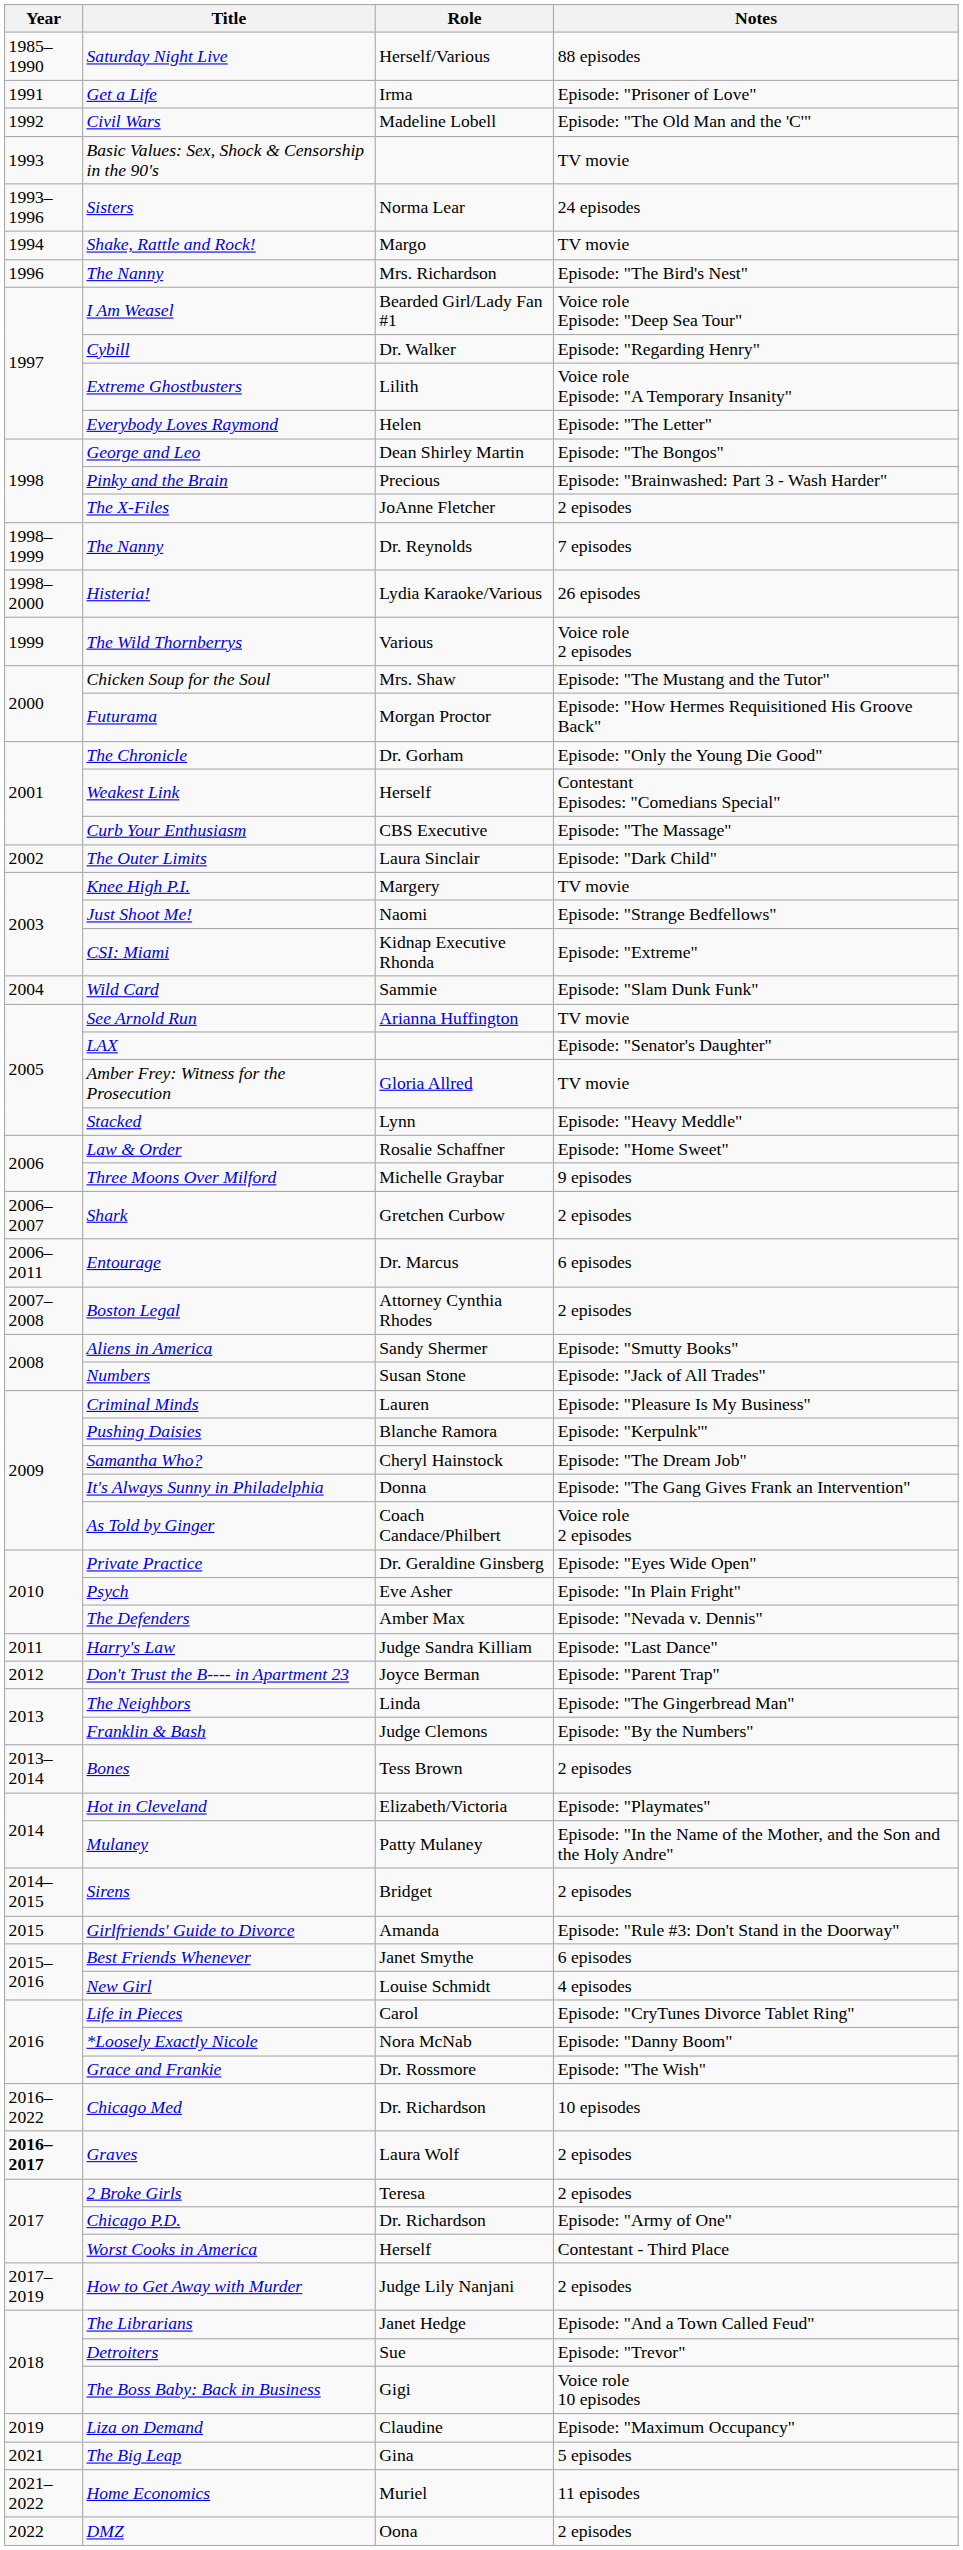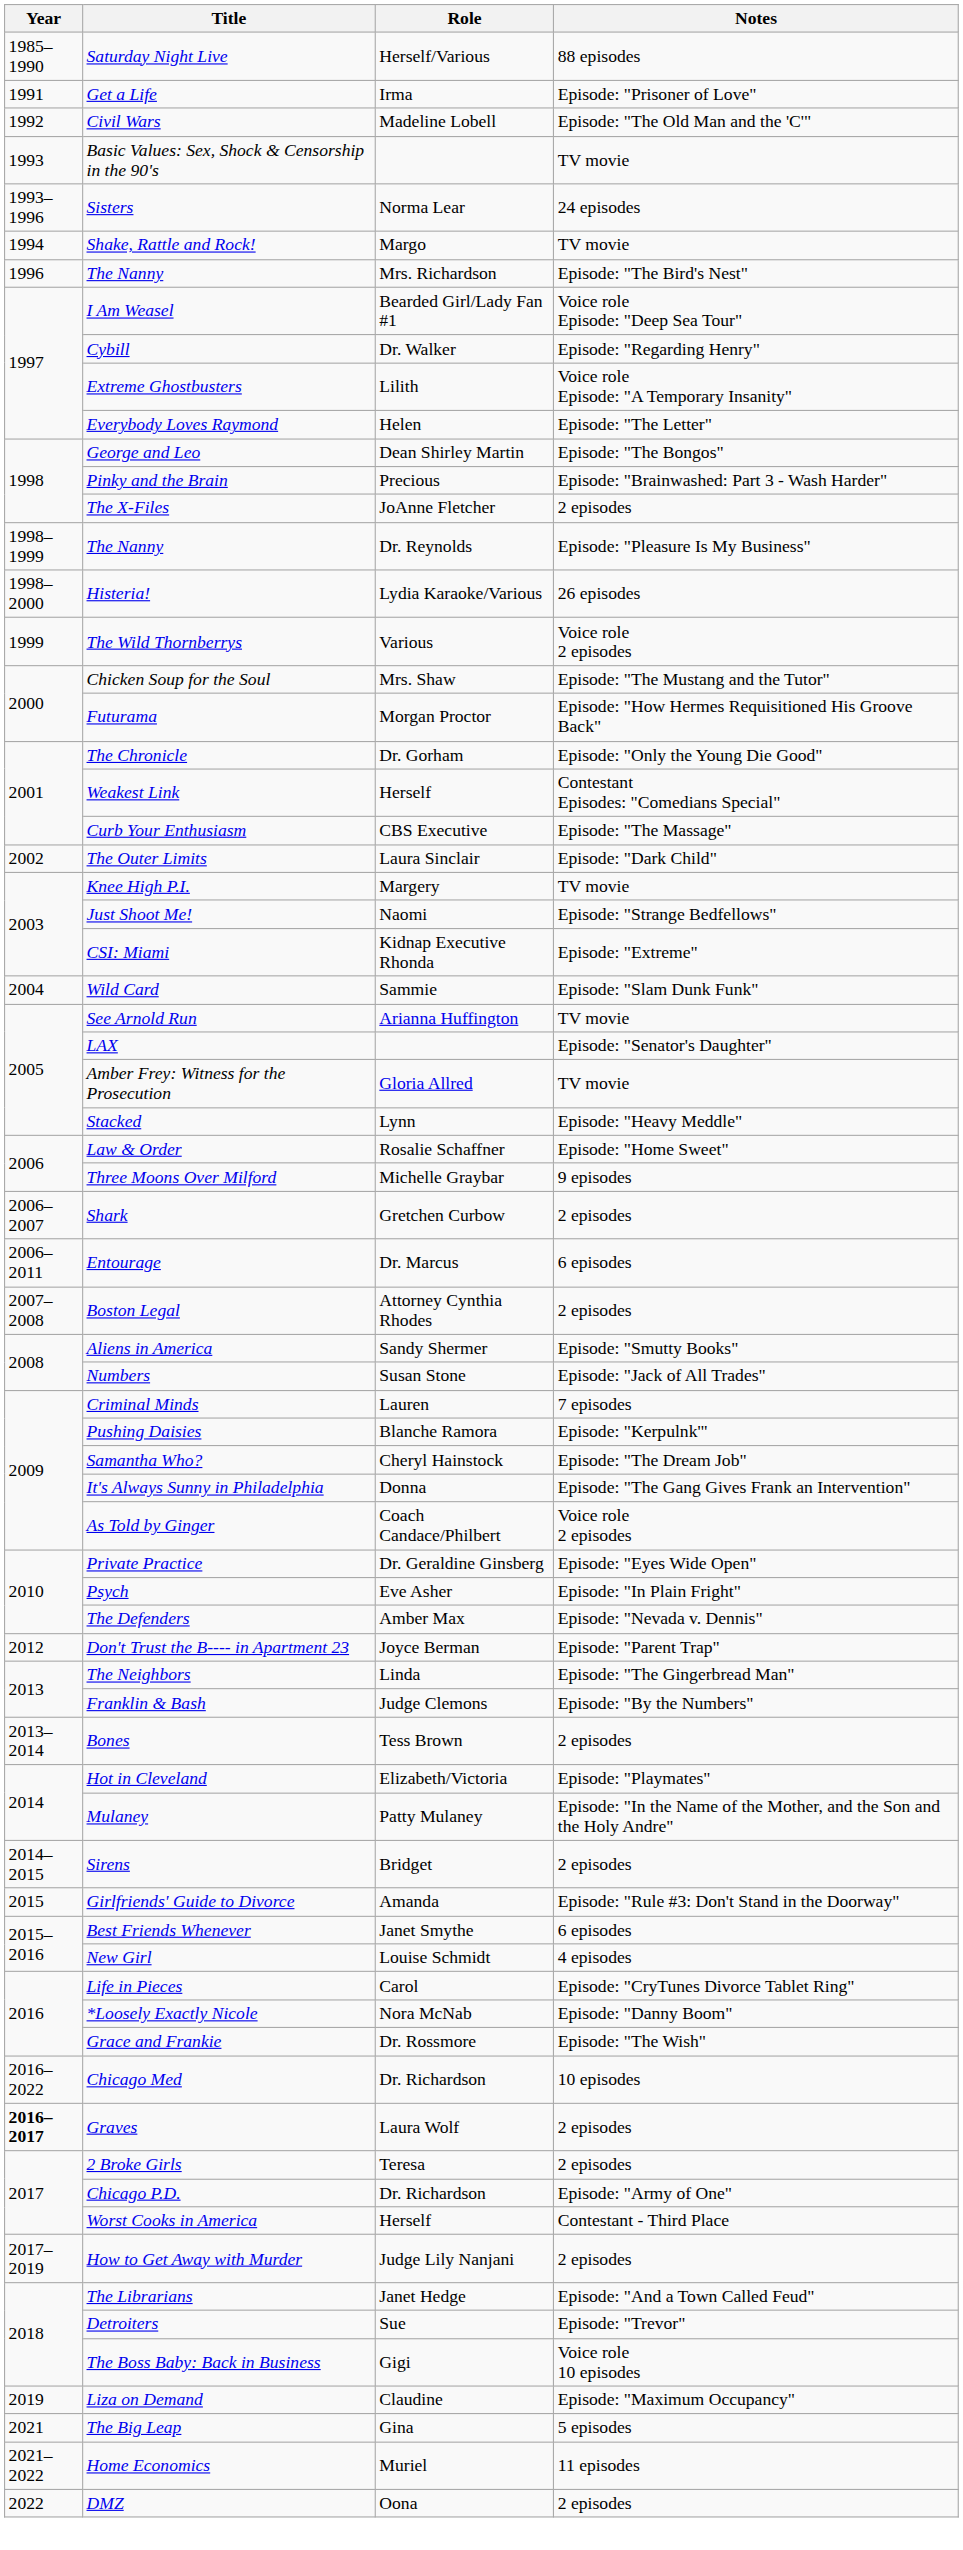(595, 546) 7 episodes -> (684, 546) Episode: "Pleasure Is My Business"
(684, 1404) Episode: "Pleasure Is My Business" -> (595, 1404) 7 episodes
- row: (131, 1647)
